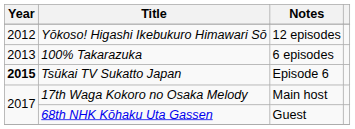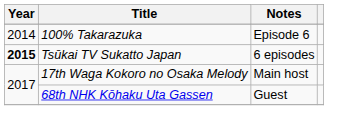- row: (154, 34)
(21, 54) 2013 -> (21, 34) 2014
(303, 54) 6 episodes -> (282, 34) Episode 6
(301, 74) Episode 6 -> (284, 54) 6 episodes
